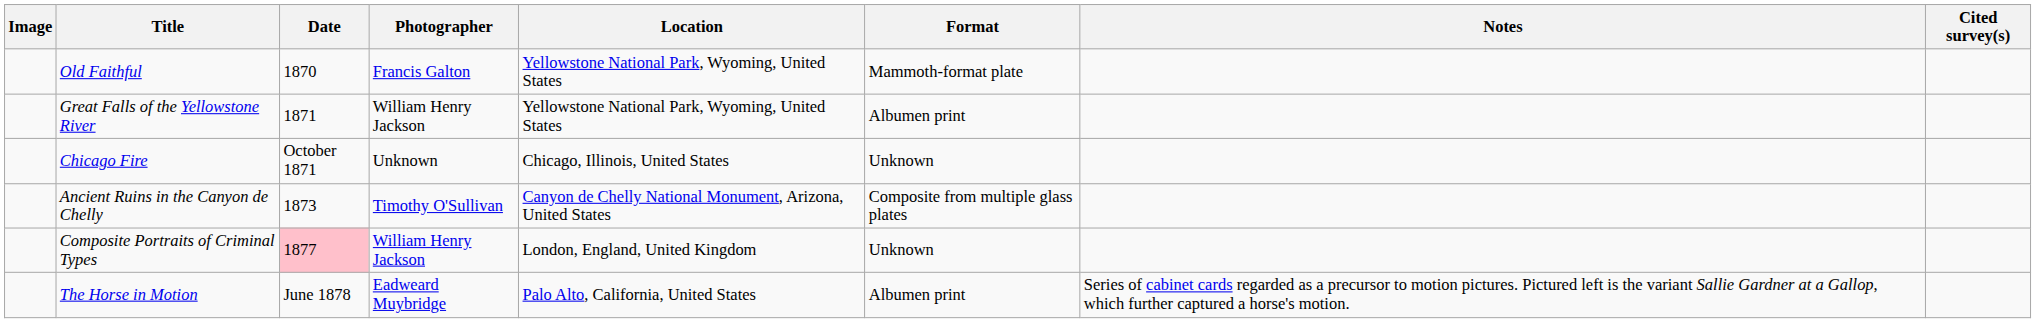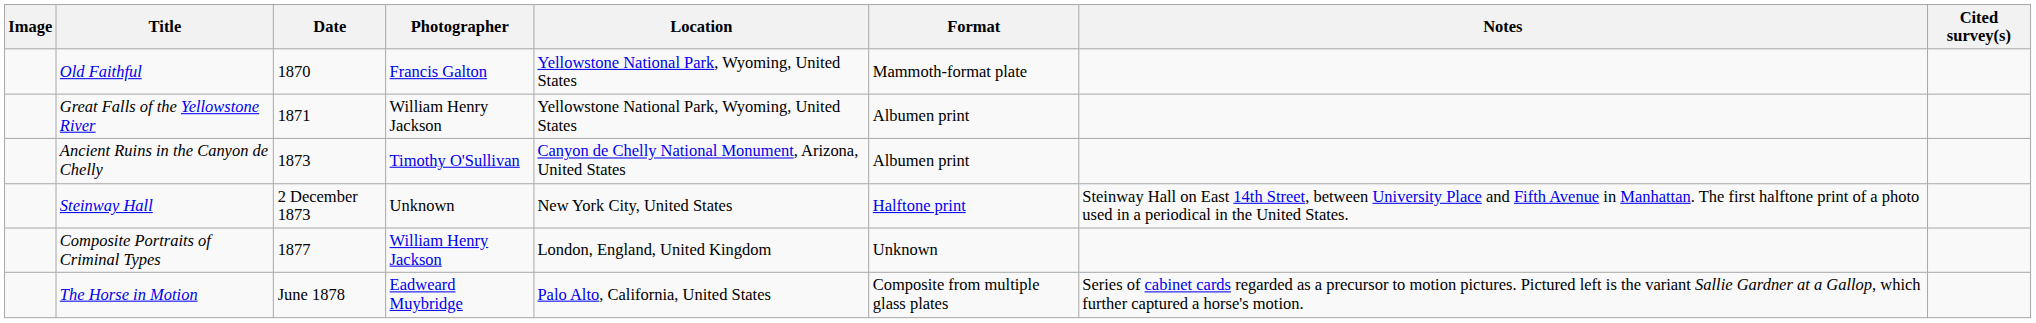- row: (104, 160)
(971, 205) Composite from multiple glass plates -> (921, 160) Albumen print
+ row: (106, 205)
(300, 250) pink background -> (294, 250) no background
(917, 294) Albumen print -> (956, 294) Composite from multiple glass plates
